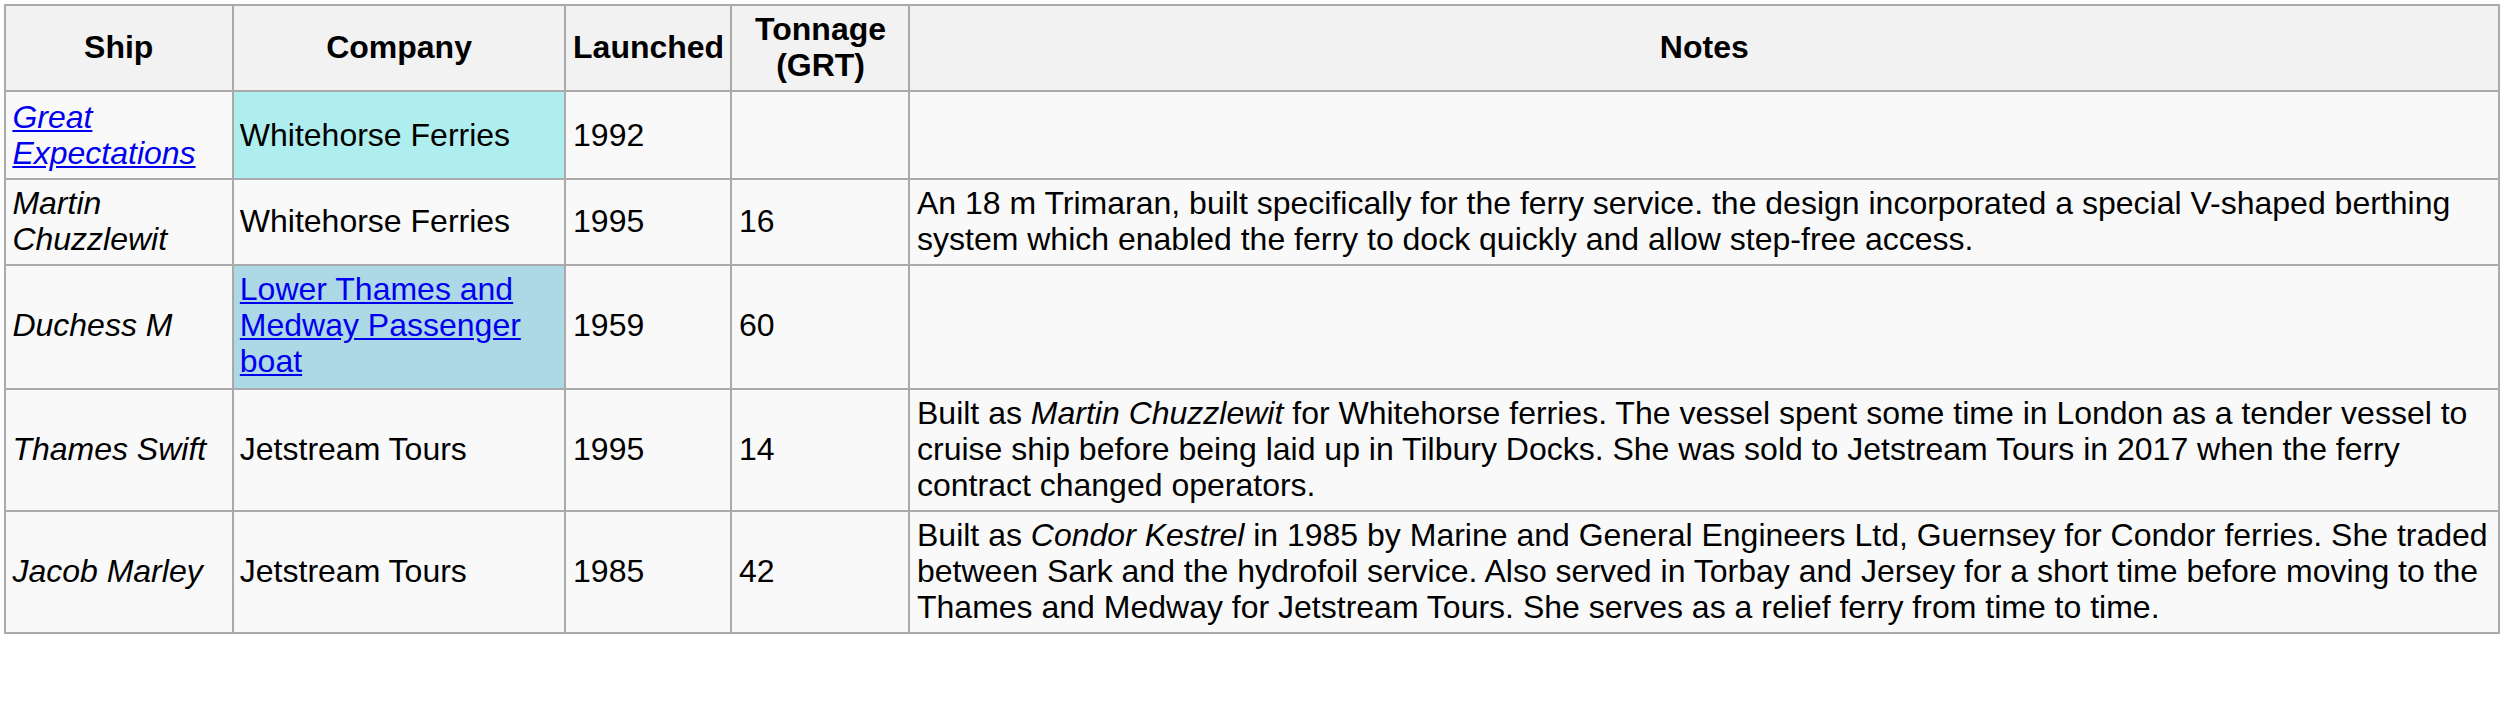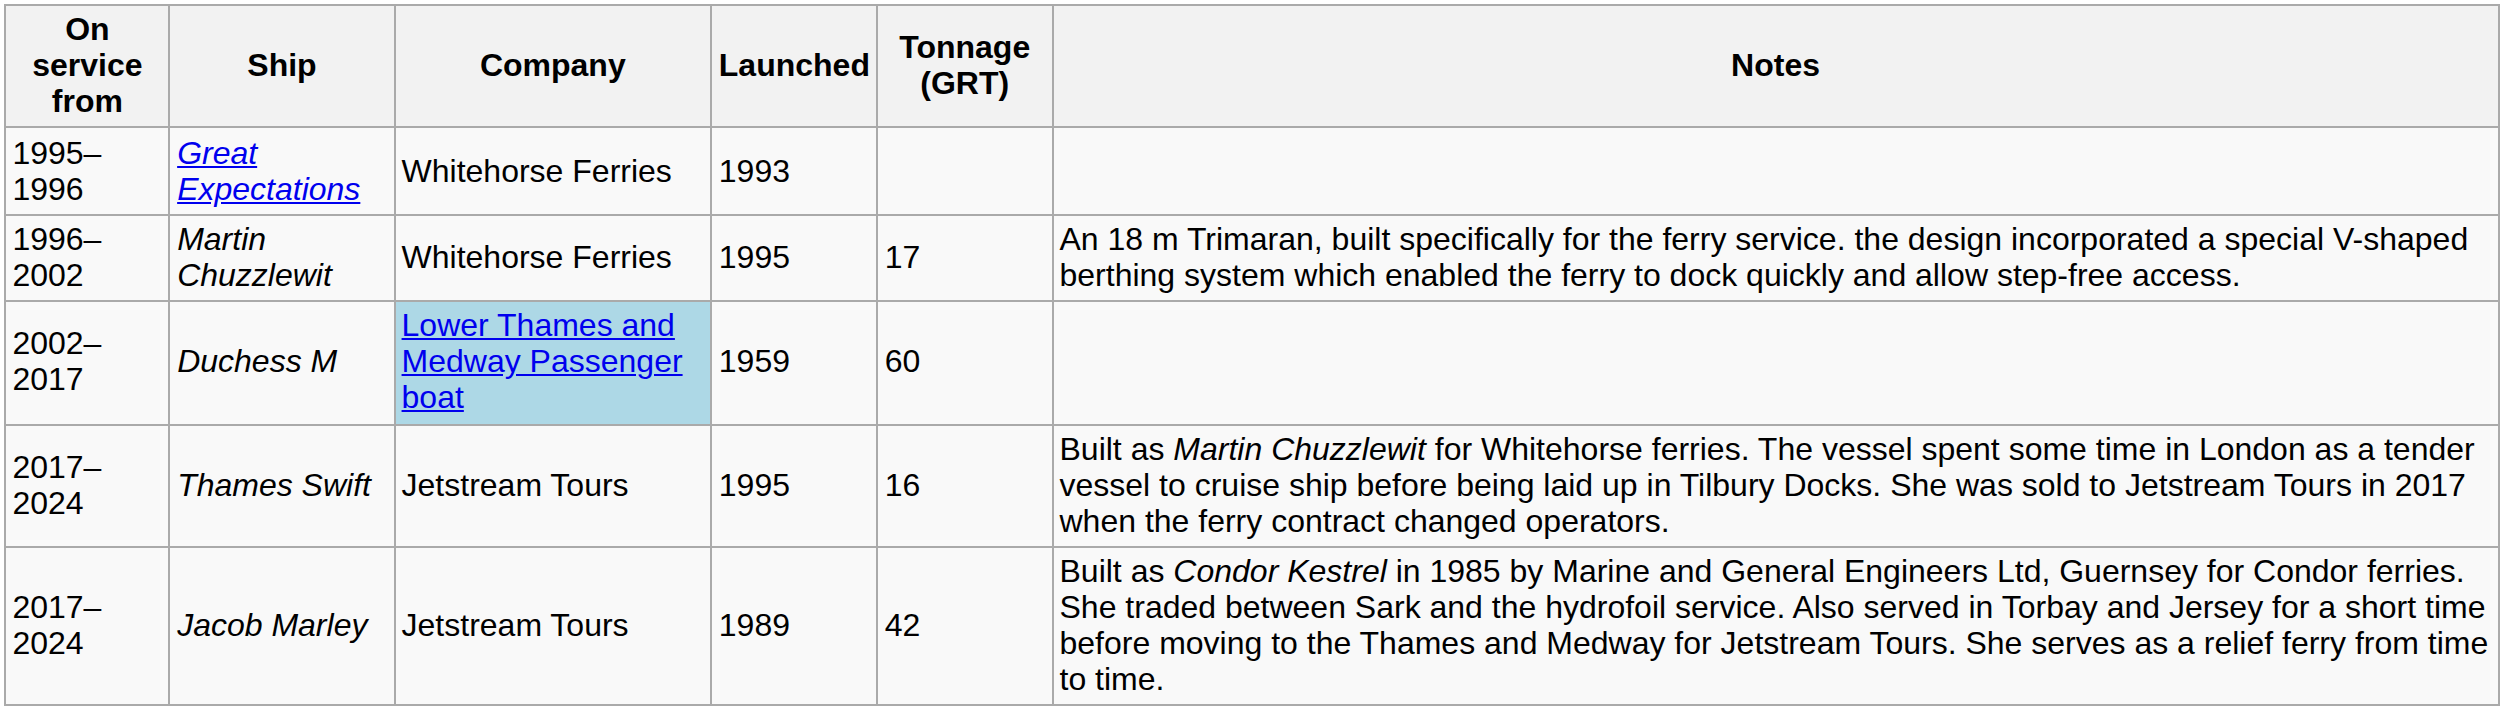+ column: (87, 65)
(375, 134) paleturquoise background -> (537, 170) no background
(609, 134) 1992 -> (754, 170) 1993
(757, 221) 16 -> (902, 257) 17
(757, 448) 14 -> (902, 484) 16
(609, 571) 1985 -> (754, 625) 1989
